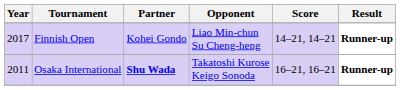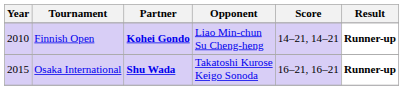(18, 38) 2017 -> (18, 38) 2010
(157, 38) normal -> (158, 38) bold
(18, 70) 2011 -> (18, 70) 2015
